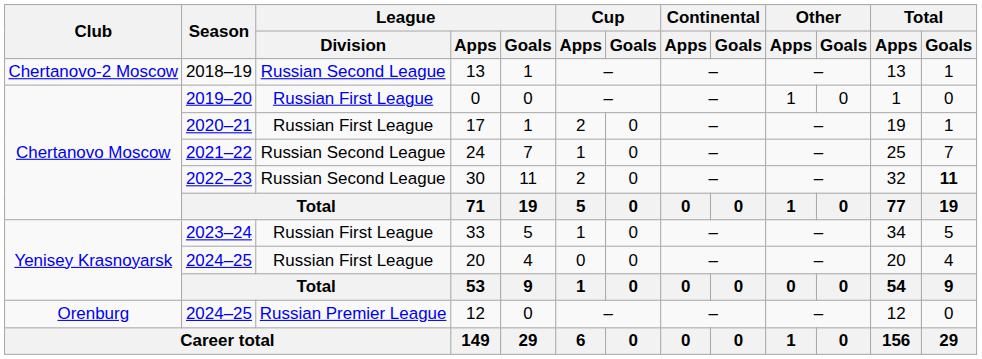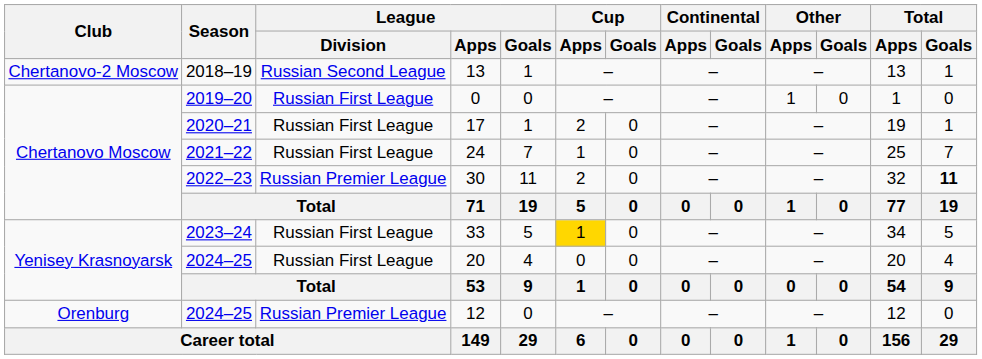(353, 152) Russian Second League -> (353, 152) Russian First League
(353, 179) Russian Second League -> (353, 179) Russian Premier League
(581, 233) no background -> (581, 233) gold background
